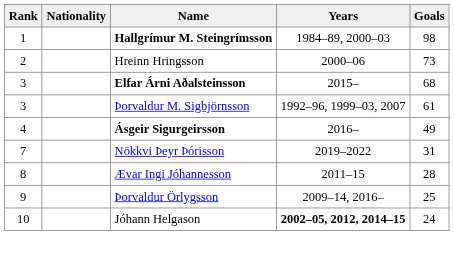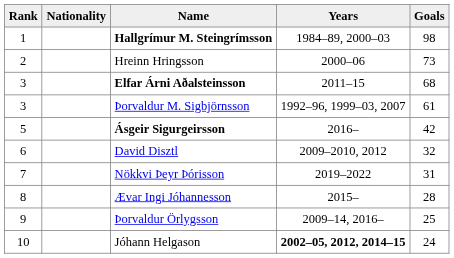(343, 83) 2015– -> (343, 83) 2011–15
(23, 128) 4 -> (23, 128) 5
(429, 128) 49 -> (429, 128) 42
+ row: (146, 151)
(343, 174) 2011–15 -> (343, 196) 2015–
